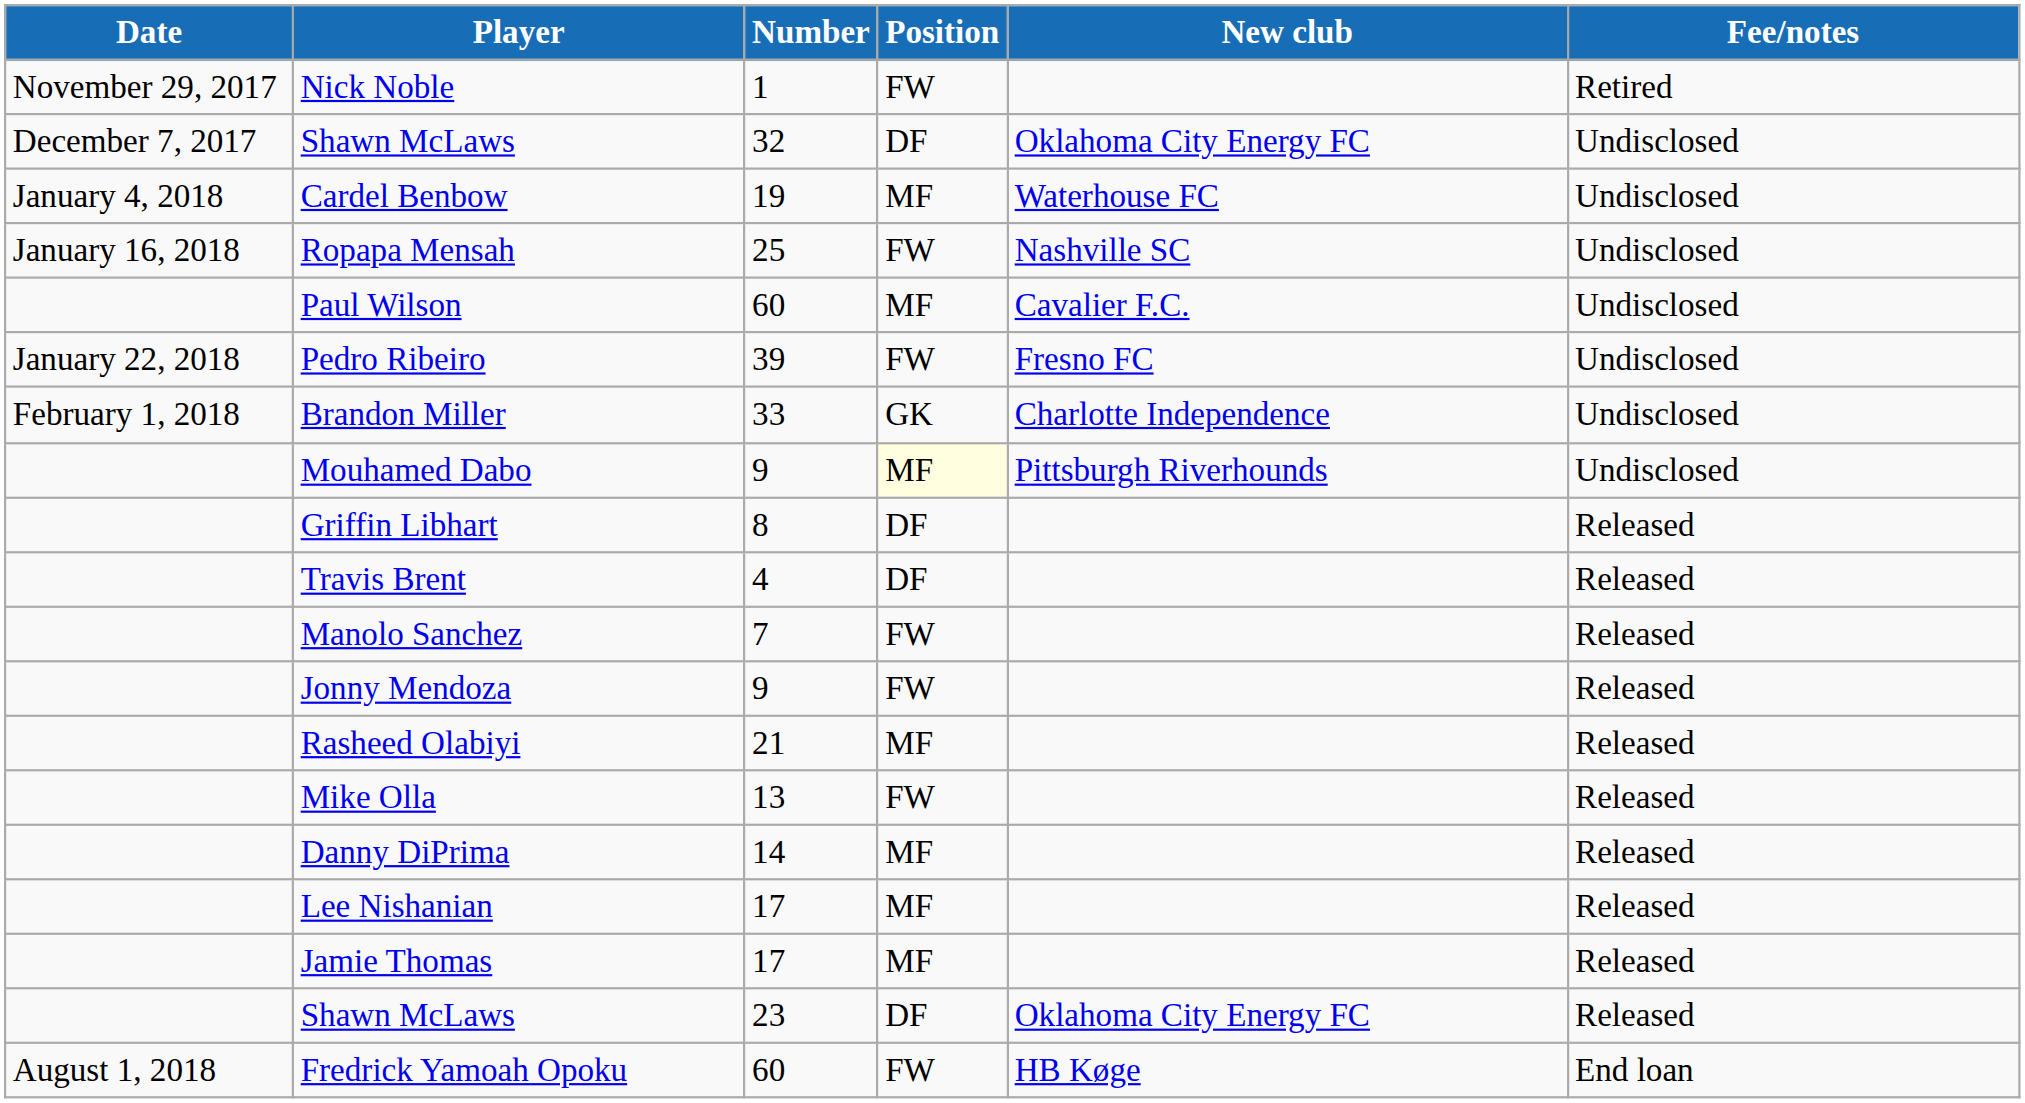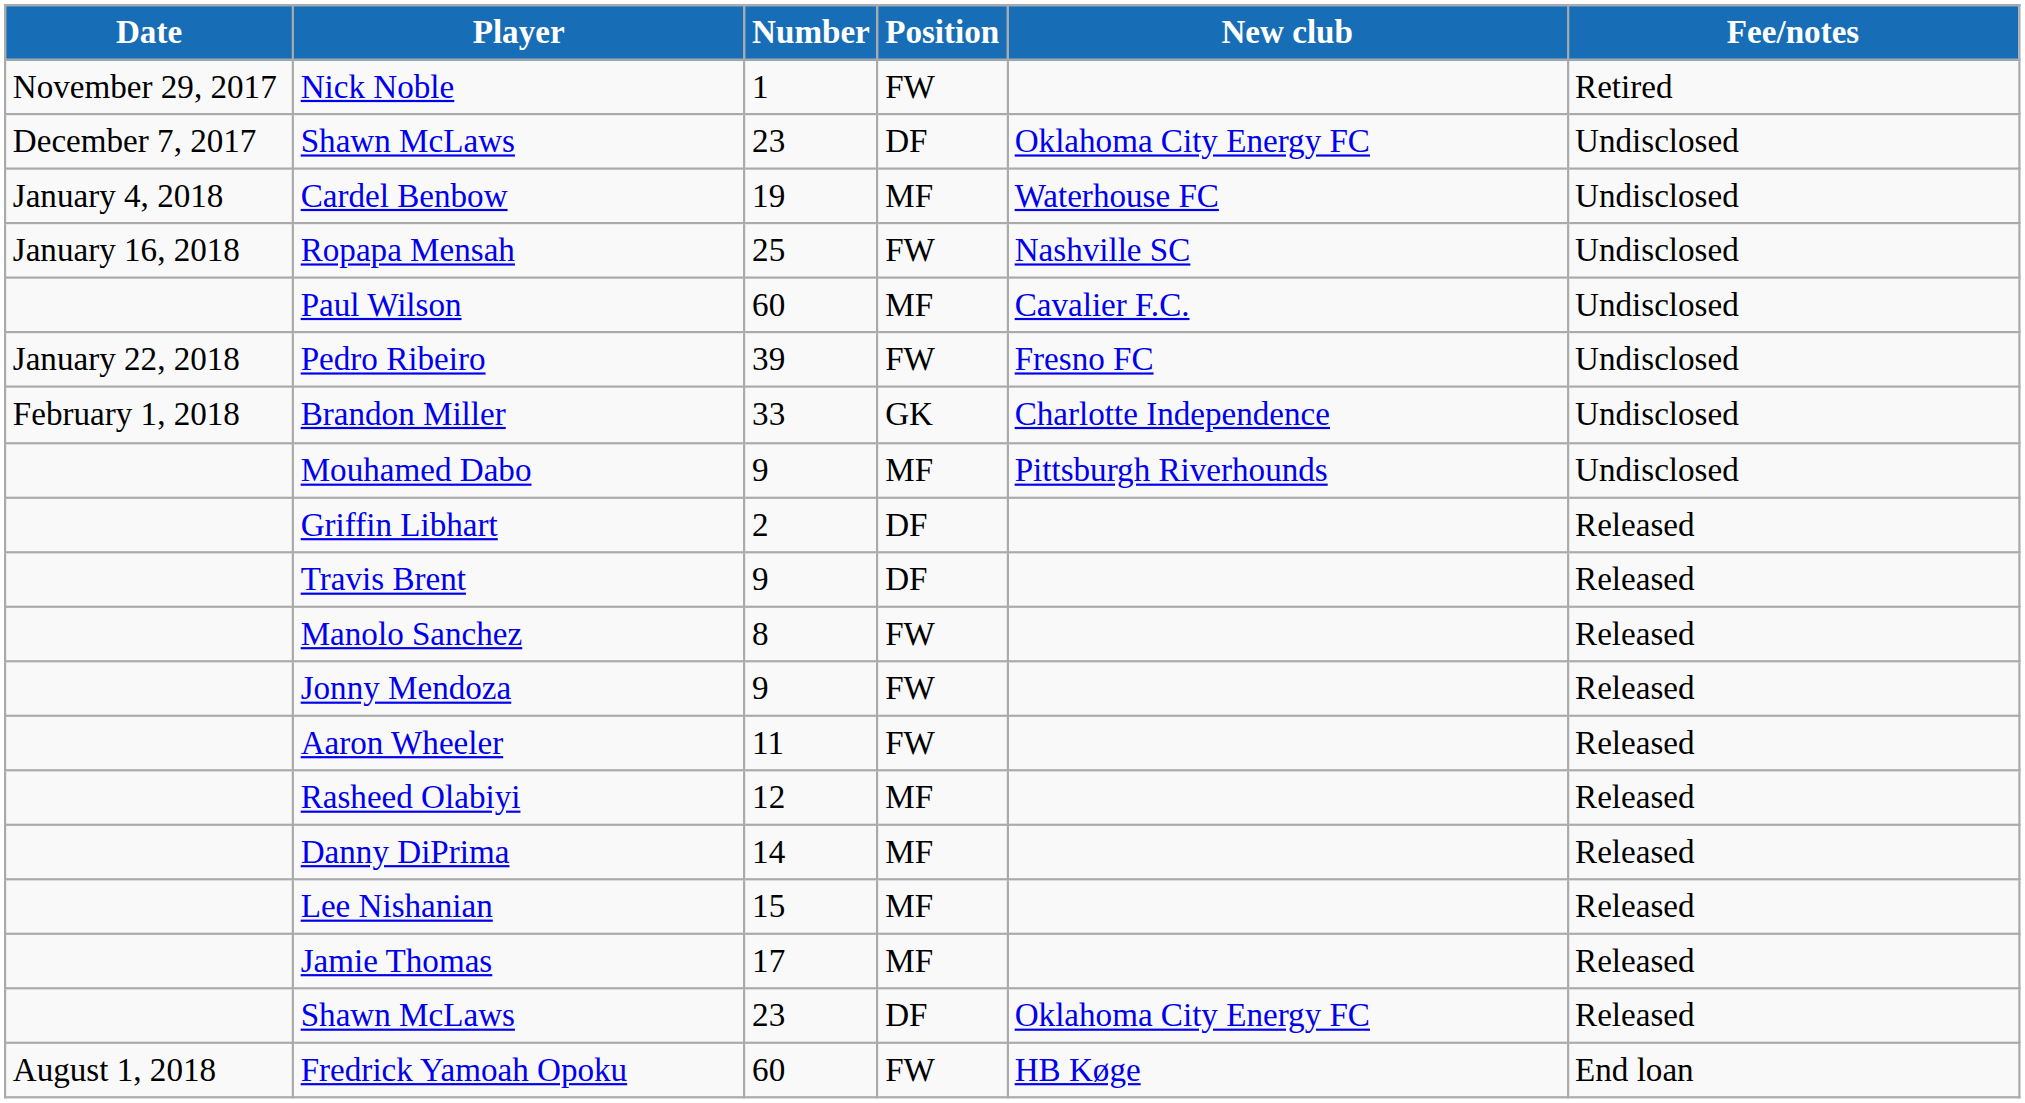(769, 141) 32 -> (769, 141) 23
(909, 469) lightyellow background -> (909, 469) no background
(760, 523) 8 -> (760, 523) 2
(760, 578) 4 -> (760, 578) 9
(760, 633) 7 -> (760, 633) 8
+ row: (149, 743)
(769, 742) 21 -> (769, 796) 12
- row: (149, 798)
(769, 906) 17 -> (769, 906) 15
